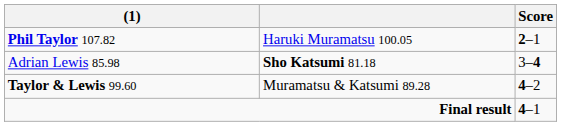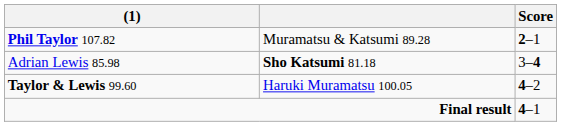(338, 39) Haruki Muramatsu 100.05 -> (347, 39) Muramatsu & Katsumi 89.28
(347, 86) Muramatsu & Katsumi 89.28 -> (338, 86) Haruki Muramatsu 100.05
